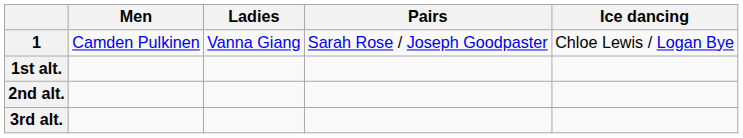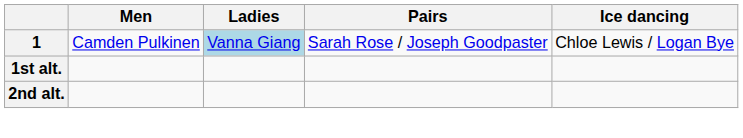(254, 42) no background -> (254, 42) lightblue background
- row: (37, 119)
